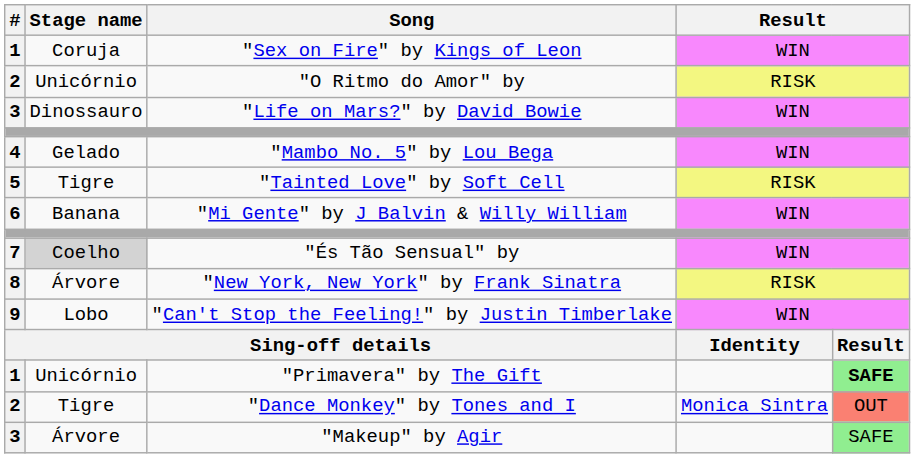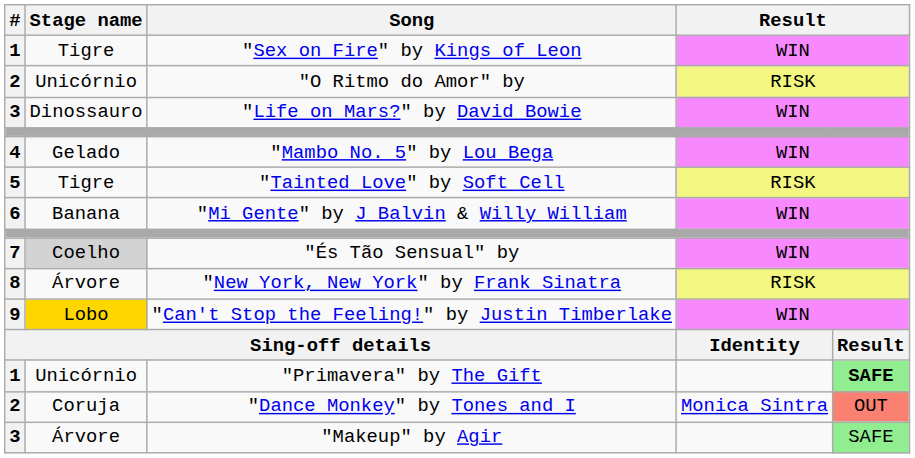(86, 51) Coruja -> (86, 51) Tigre
(86, 315) no background -> (86, 315) gold background
(86, 407) Tigre -> (86, 407) Coruja
